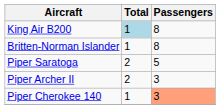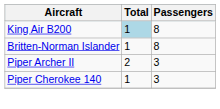- row: (43, 63)
(157, 96) lightsalmon background -> (157, 79) no background
